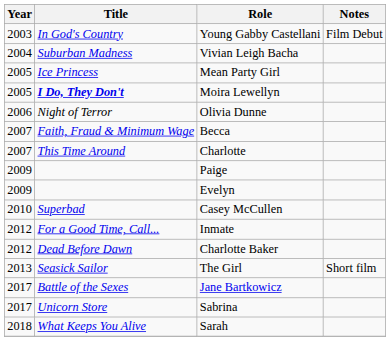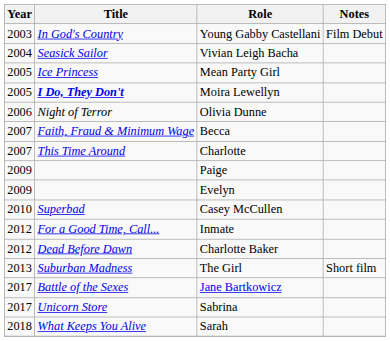(85, 53) Suburban Madness -> (73, 53) Seasick Sailor
(73, 268) Seasick Sailor -> (85, 268) Suburban Madness
